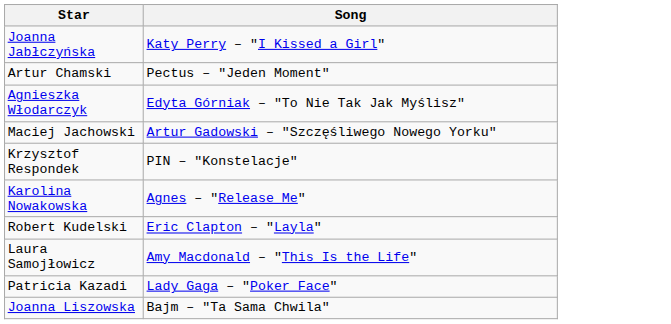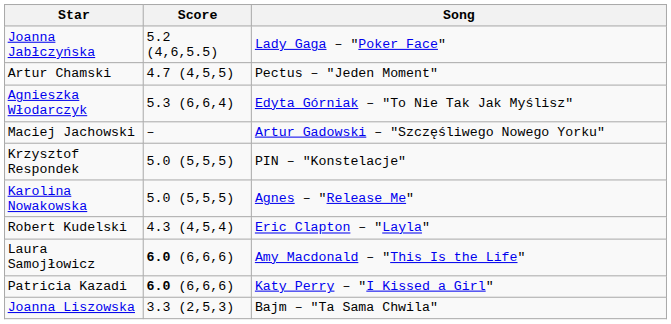+ column: (198, 15)
(266, 45) Katy Perry – "I Kissed a Girl" -> (350, 45) Lady Gaga – "Poker Face"
(242, 286) Lady Gaga – "Poker Face" -> (374, 286) Katy Perry – "I Kissed a Girl"
